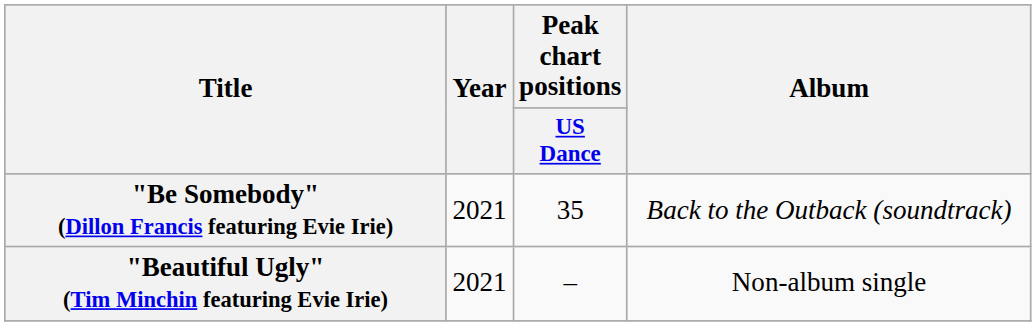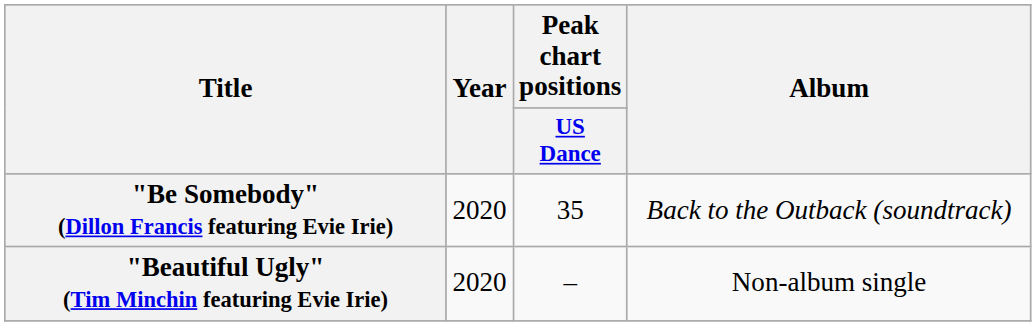(480, 209) 2021 -> (480, 209) 2020
(480, 283) 2021 -> (480, 283) 2020
